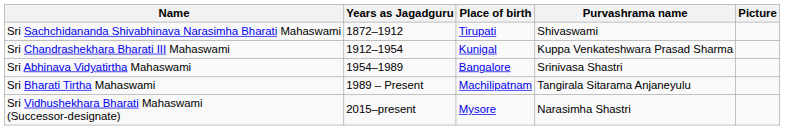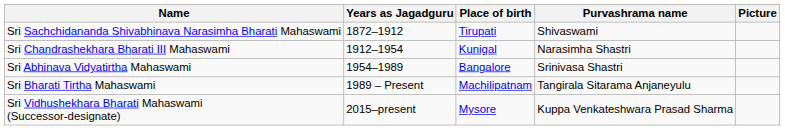(635, 49) Kuppa Venkateshwara Prasad Sharma -> (584, 49) Narasimha Shastri
(584, 109) Narasimha Shastri -> (635, 109) Kuppa Venkateshwara Prasad Sharma
